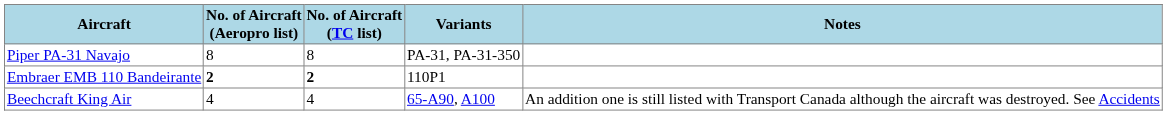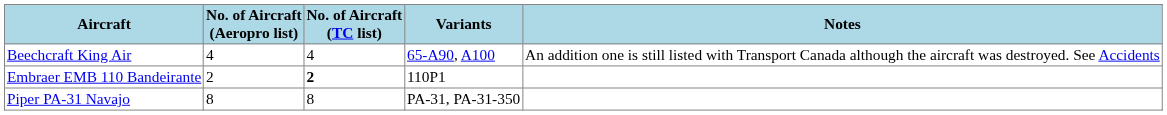rows swapped: (69, 99) <-> (68, 54)
(210, 76) bold -> (210, 76) normal
